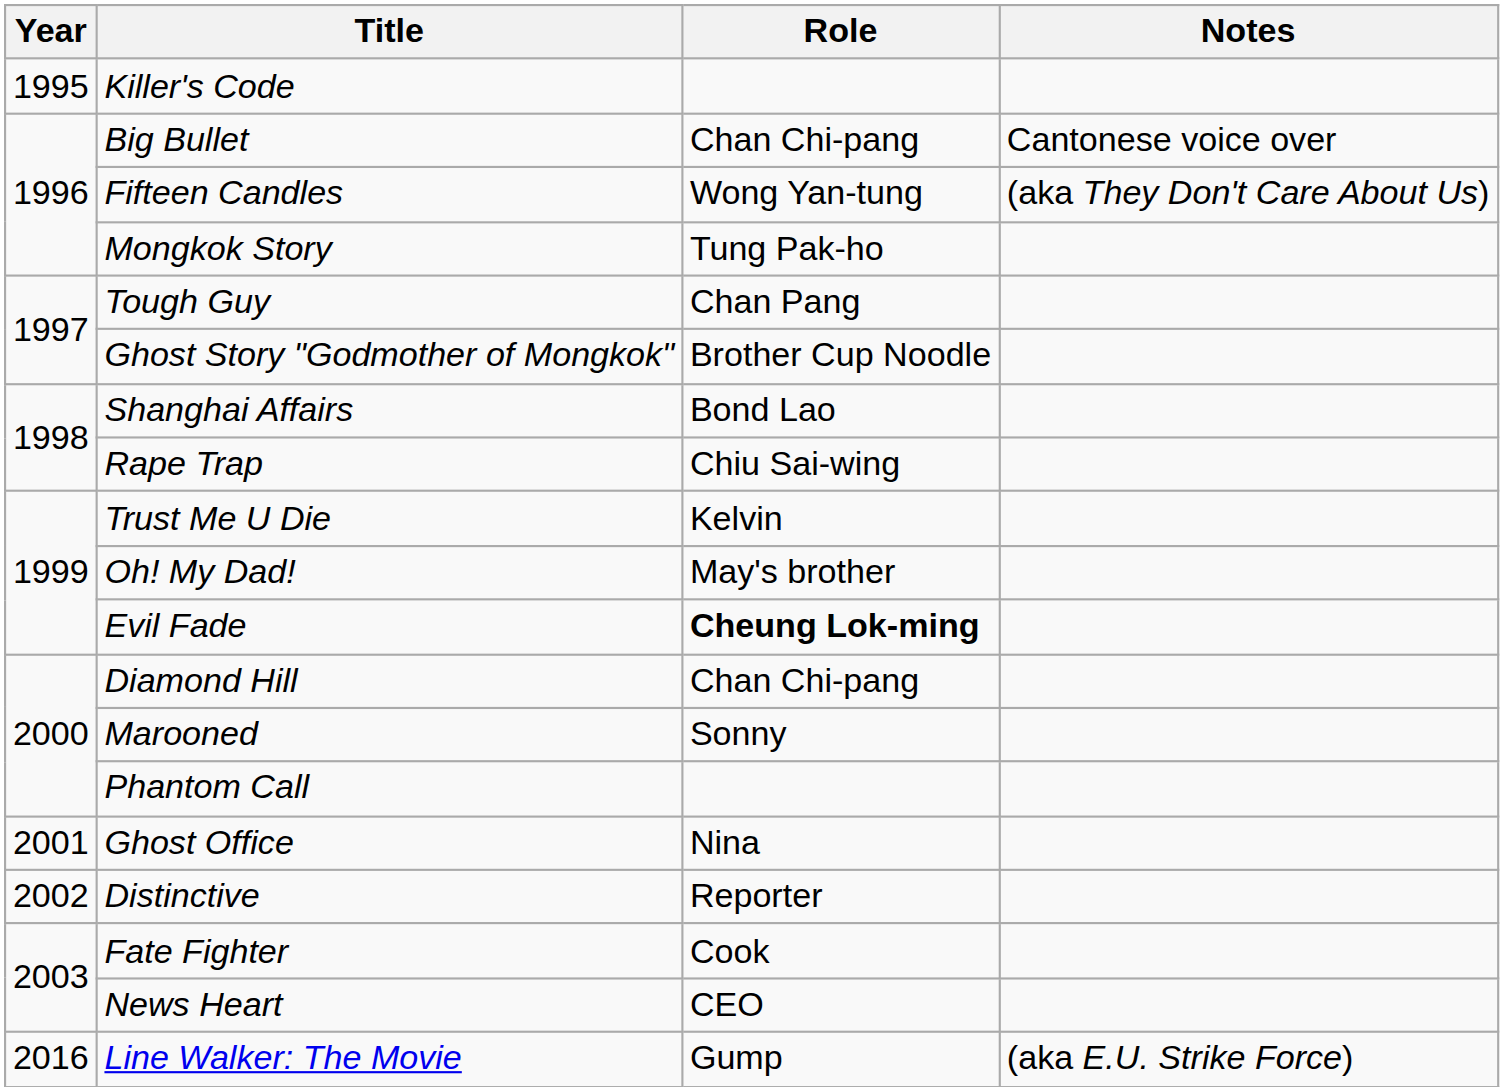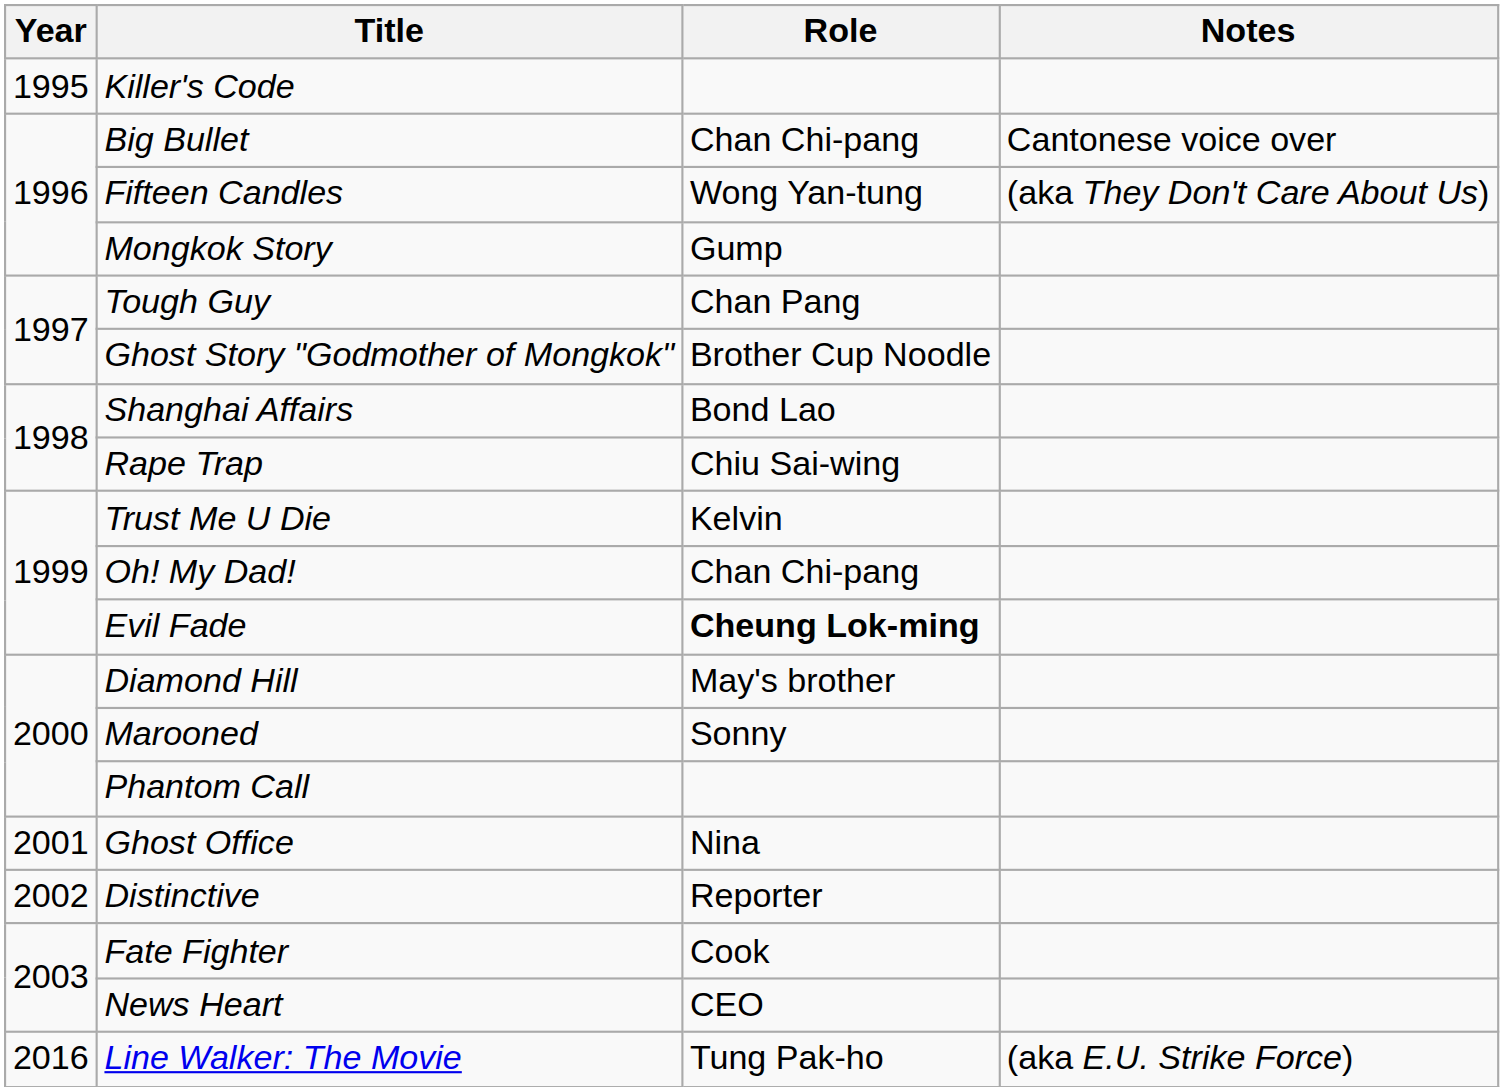(787, 247) Tung Pak-ho -> (736, 247) Gump
(793, 572) May's brother -> (805, 572) Chan Chi-pang
(805, 680) Chan Chi-pang -> (793, 680) May's brother
(736, 1058) Gump -> (787, 1058) Tung Pak-ho
